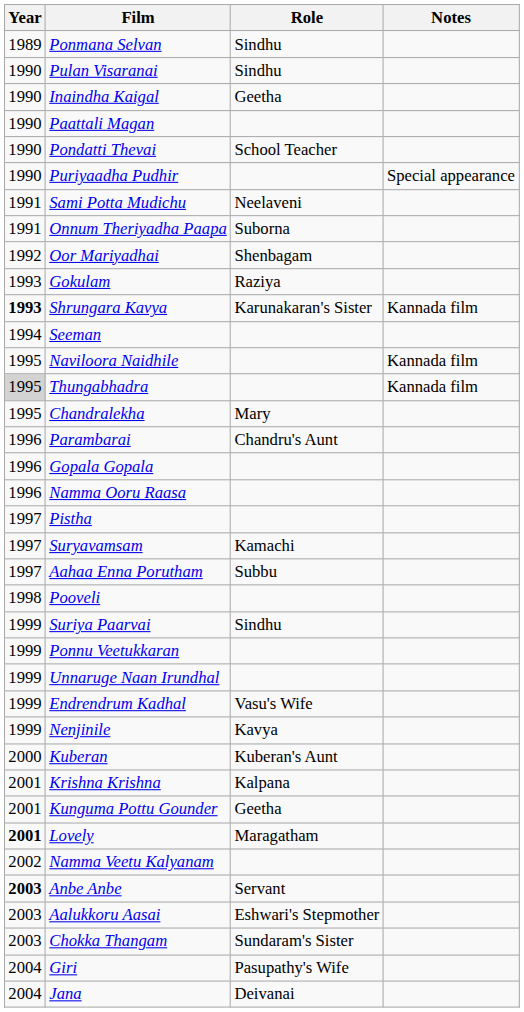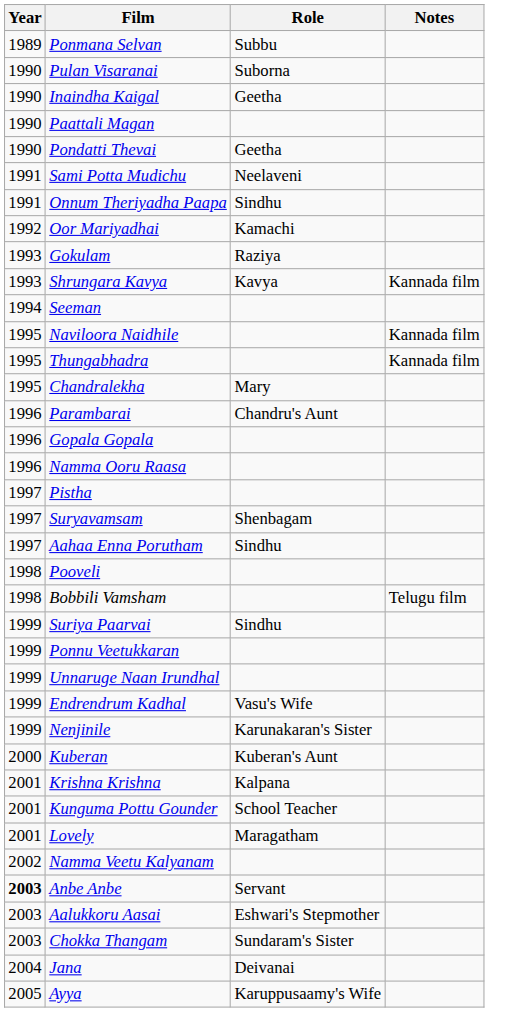(258, 44) Sindhu -> (256, 44) Subbu
(258, 70) Sindhu -> (262, 70) Suborna
(286, 149) School Teacher -> (258, 149) Geetha
- row: (114, 176)
(262, 228) Suborna -> (258, 202) Sindhu
(273, 255) Shenbagam -> (264, 228) Kamachi
(25, 307) bold -> (25, 281) normal
(303, 307) Karunakaran's Sister -> (256, 281) Kavya
(25, 387) lightgrey background -> (25, 360) no background
(264, 545) Kamachi -> (273, 519) Shenbagam
(256, 571) Subbu -> (258, 545) Sindhu
+ row: (108, 598)
(256, 730) Kavya -> (303, 730) Karunakaran's Sister
(258, 809) Geetha -> (286, 809) School Teacher
(25, 835) bold -> (25, 835) normal
- row: (63, 967)
+ row: (65, 994)
